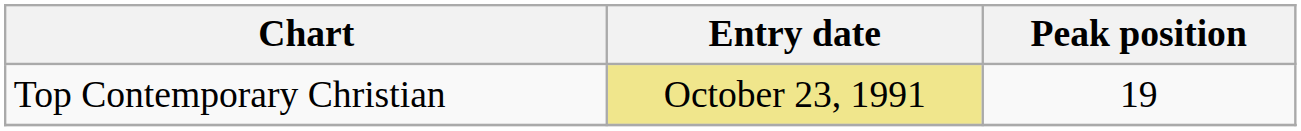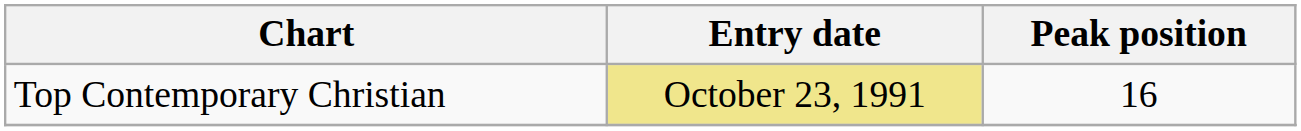(1139, 93) 19 -> (1139, 93) 16
